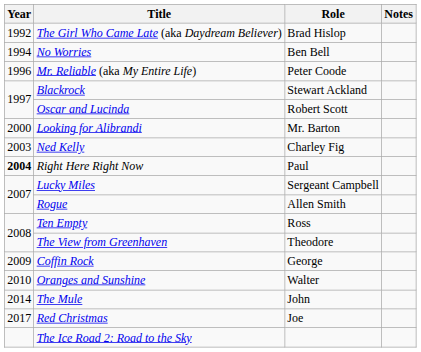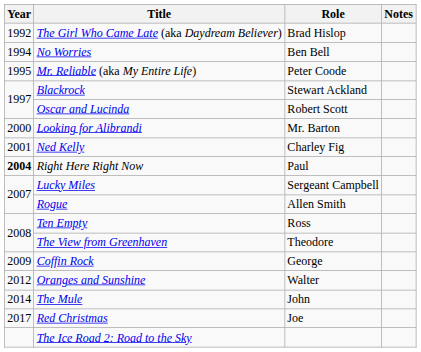(19, 71) 1996 -> (19, 71) 1995
(19, 147) 2003 -> (19, 147) 2001
(19, 280) 2010 -> (19, 280) 2012
